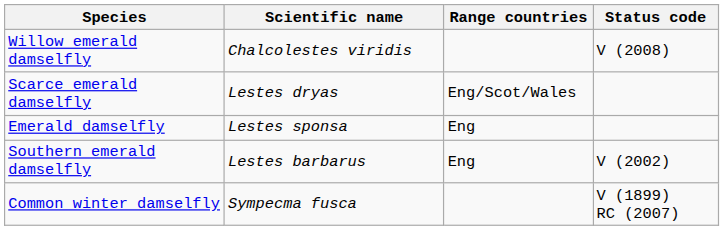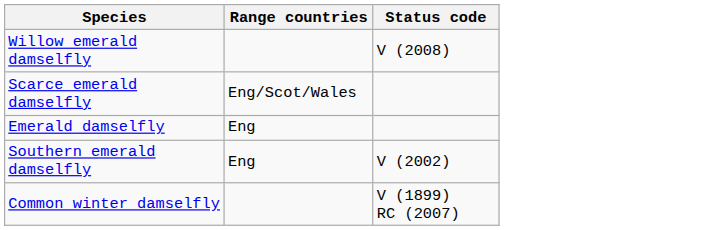- column: (334, 17)
